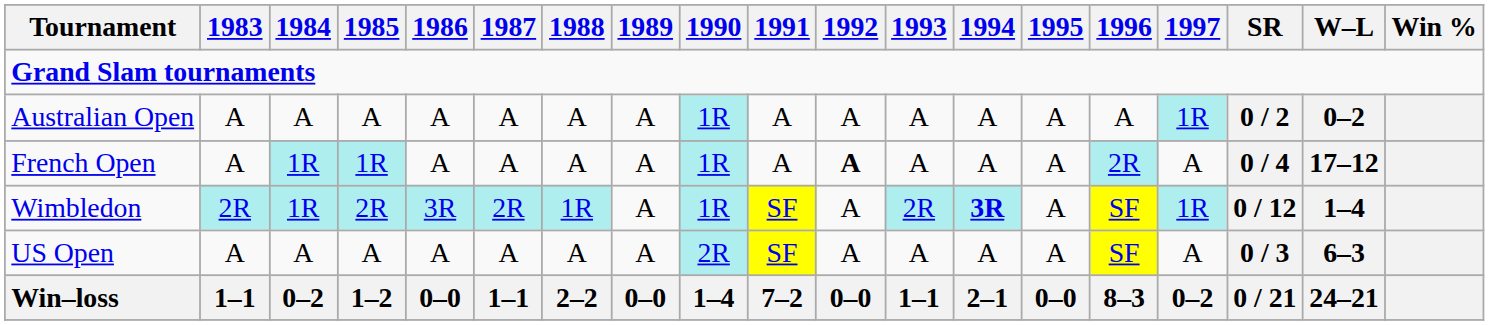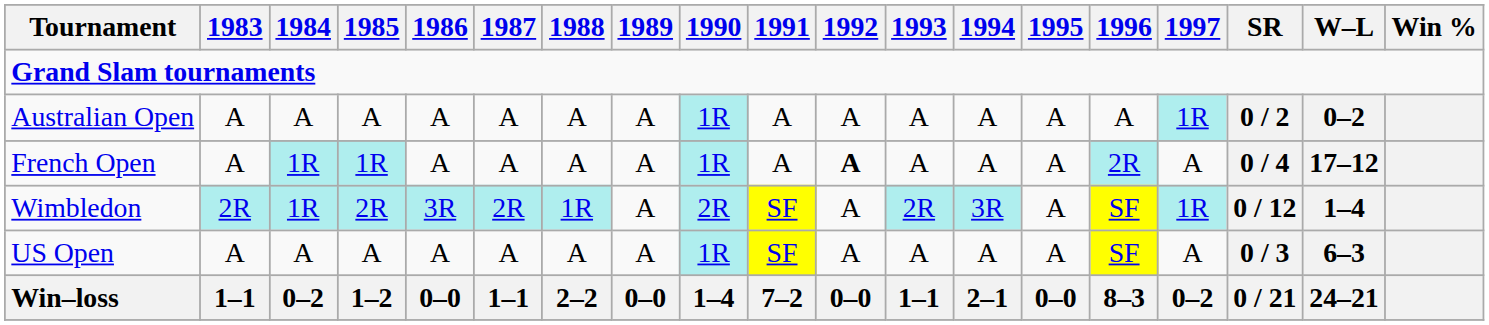(714, 206) 1R -> (714, 206) 2R
(987, 206) bold -> (987, 206) normal
(714, 251) 2R -> (714, 251) 1R
